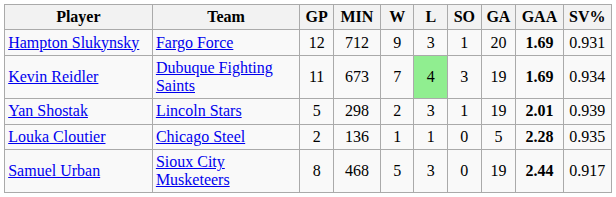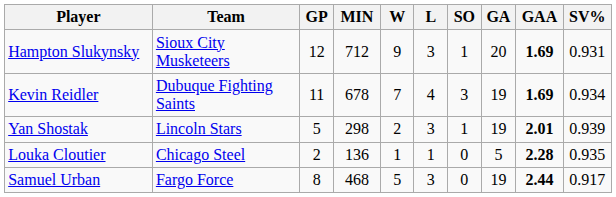(195, 42) Fargo Force -> (193, 51) Sioux City Musketeers
(357, 76) 673 -> (357, 94) 678
(431, 76) lightgreen background -> (431, 94) no background
(193, 171) Sioux City Musketeers -> (195, 180) Fargo Force
